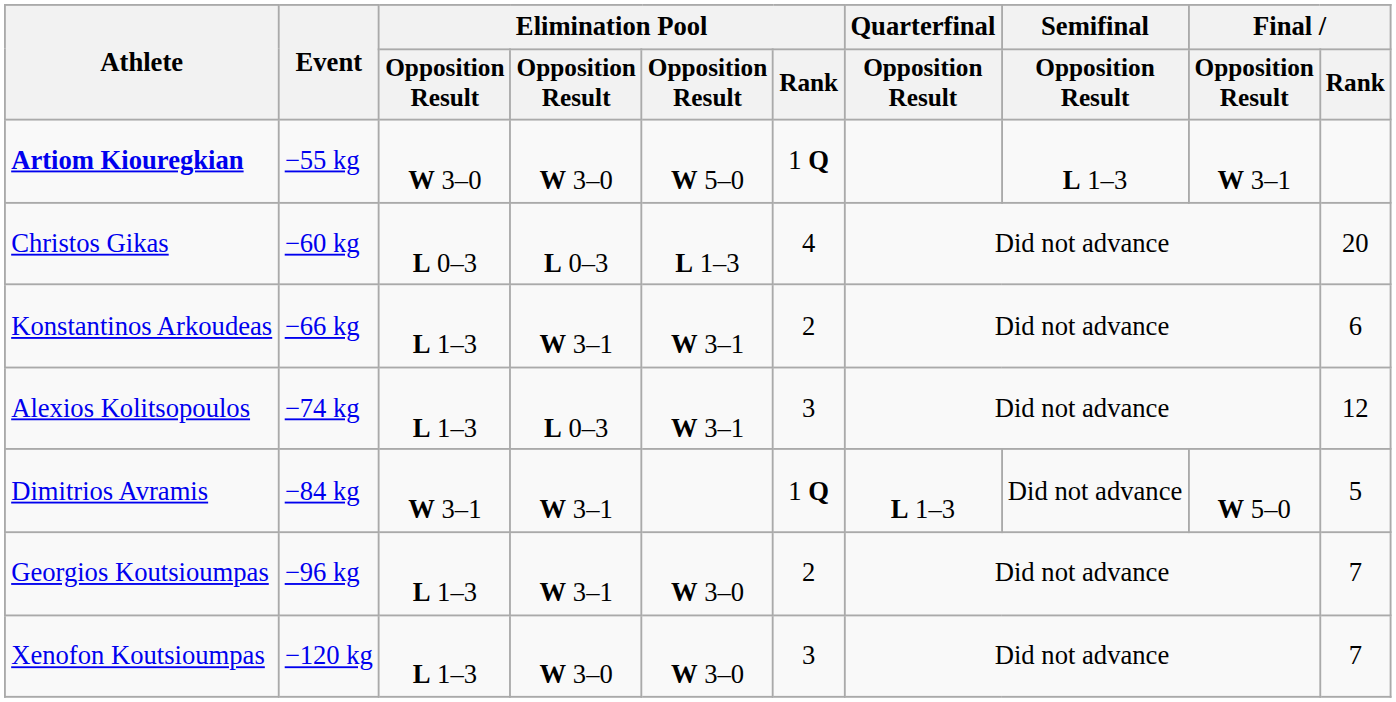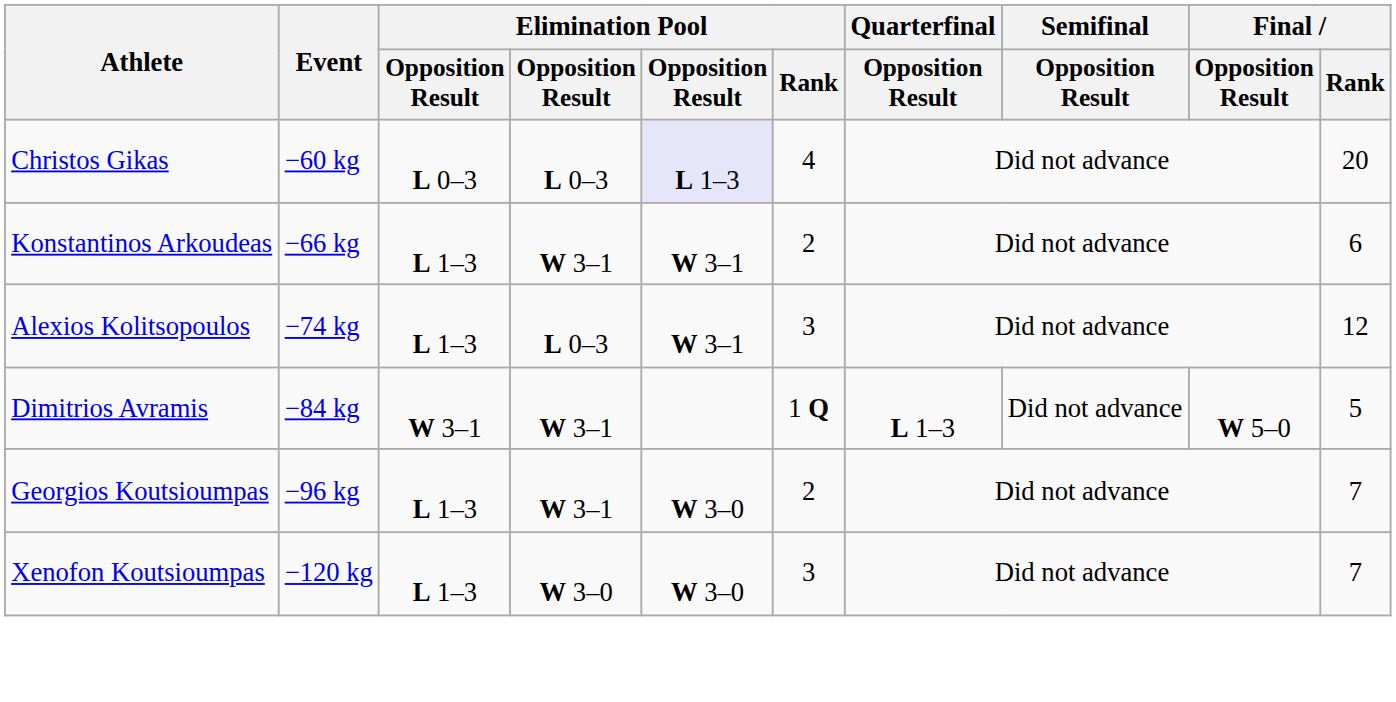- row: (127, 161)
(708, 262) no background -> (708, 180) lavender background
